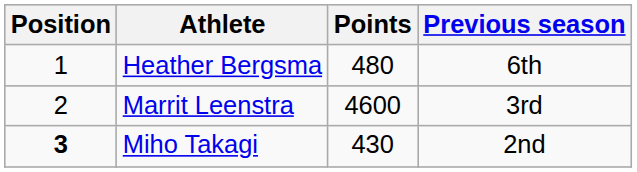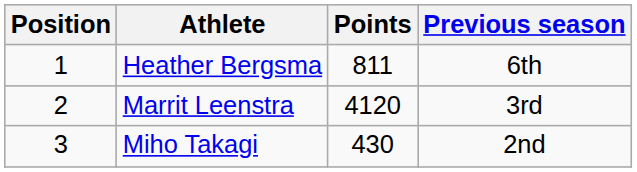(373, 65) 480 -> (373, 65) 811
(373, 105) 4600 -> (373, 105) 4120
(61, 145) bold -> (61, 145) normal
